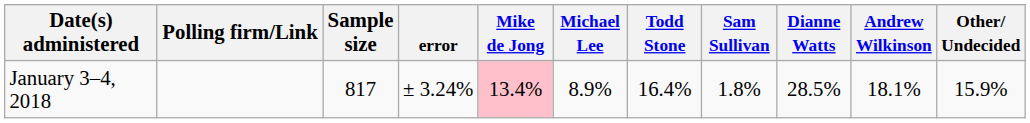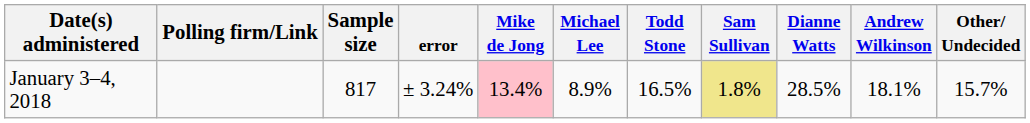(665, 89) 16.4% -> (665, 89) 16.5%
(739, 89) no background -> (739, 89) khaki background
(981, 89) 15.9% -> (981, 89) 15.7%
